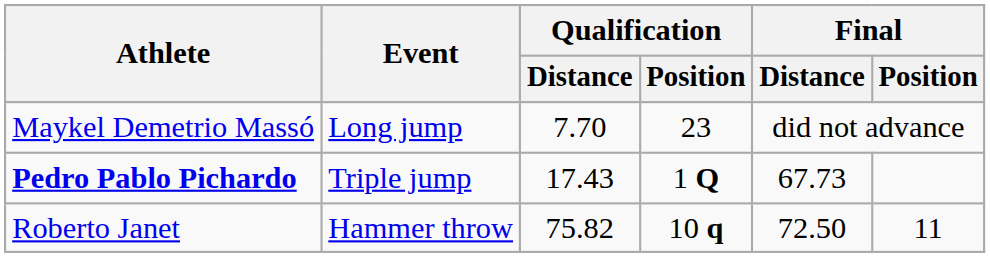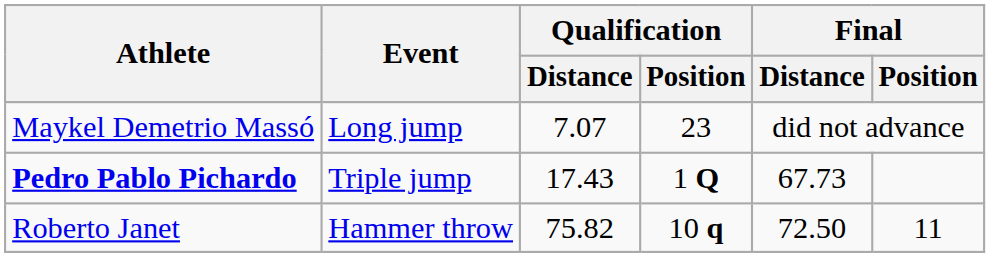(580, 127) 7.70 -> (580, 127) 7.07
